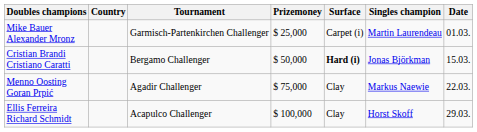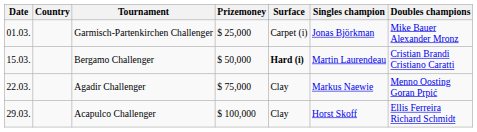columns swapped: (458, 11) <-> (46, 11)
(405, 33) Martin Laurendeau -> (343, 33) Jonas Björkman
(399, 59) Jonas Björkman -> (349, 59) Martin Laurendeau
